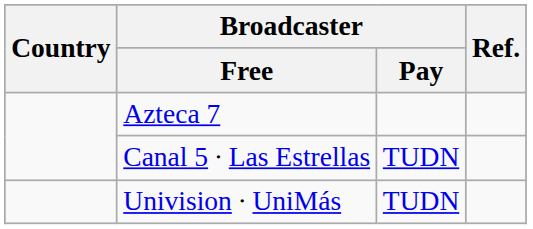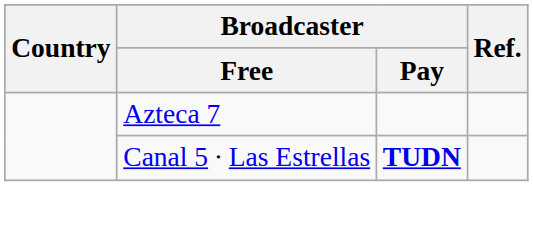(421, 157) normal -> (422, 157) bold
- row: (232, 200)
